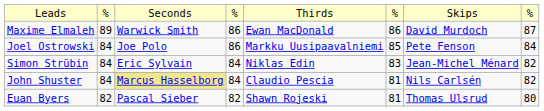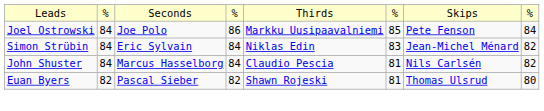- row: (51, 30)
(170, 81) khaki background -> (170, 64) no background
